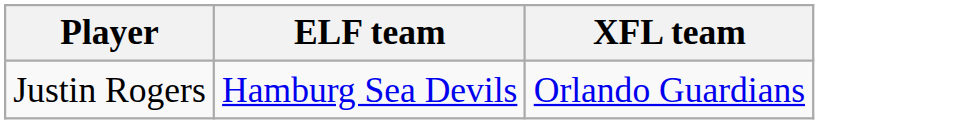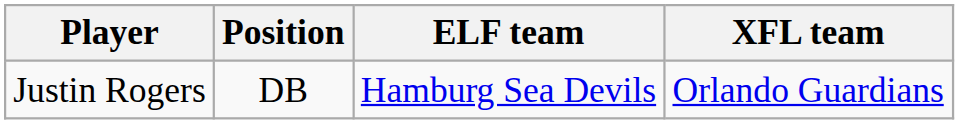+ column: (283, 32)
